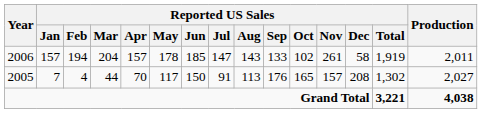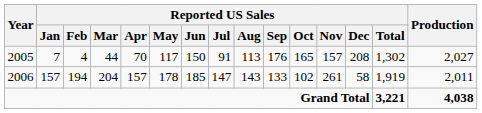rows swapped: (21, 77) <-> (21, 56)
